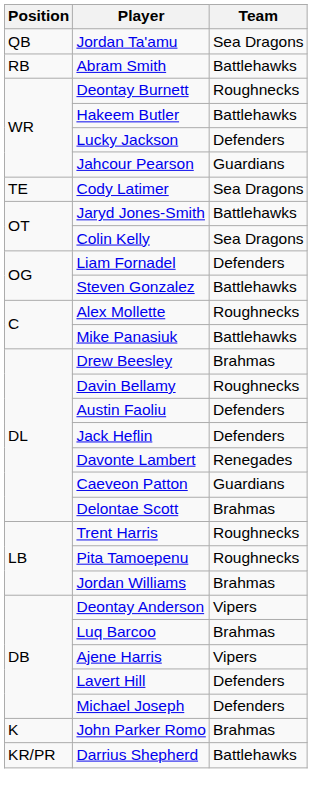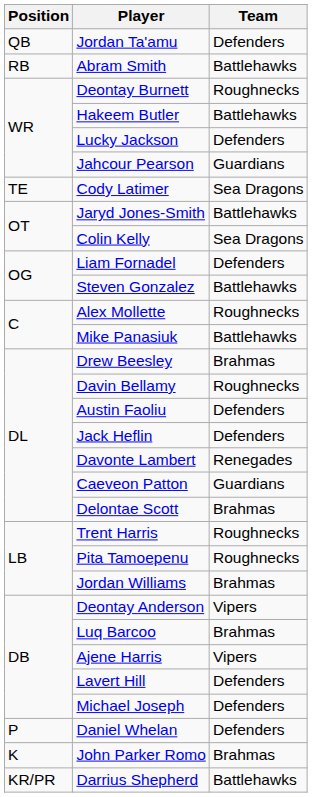(258, 41) Sea Dragons -> (249, 41) Defenders
+ row: (127, 730)
